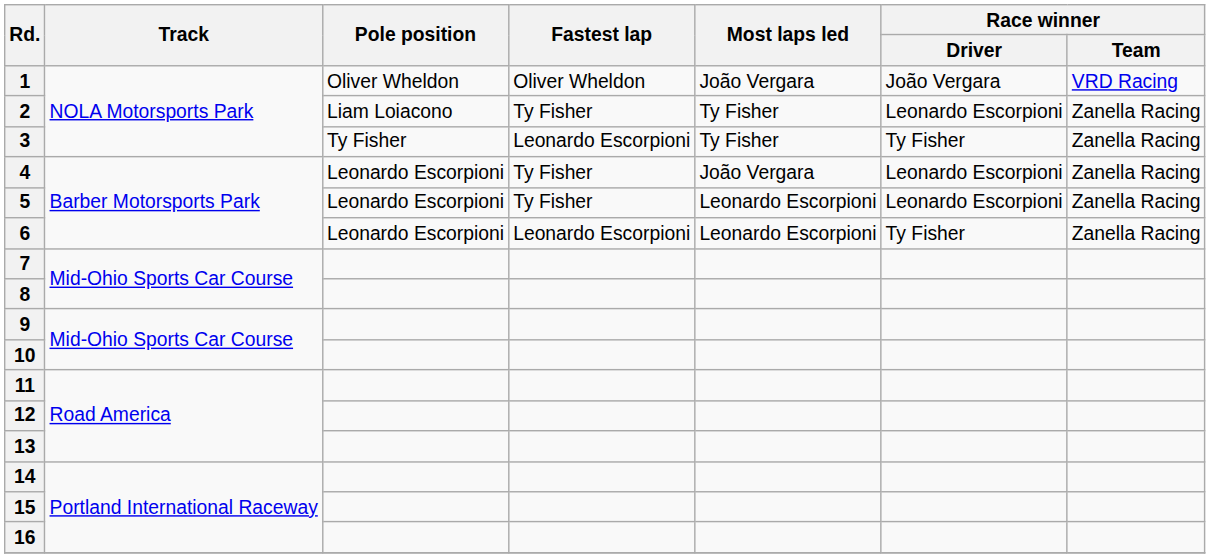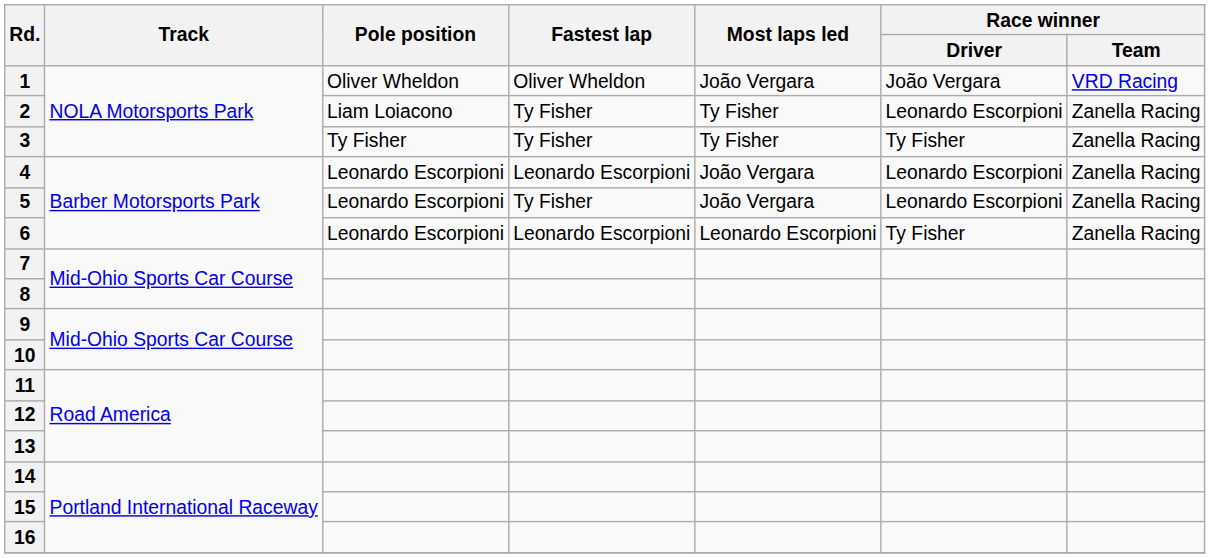(602, 141) Leonardo Escorpioni -> (553, 141) Ty Fisher
(553, 172) Ty Fisher -> (602, 172) Leonardo Escorpioni
(788, 202) Leonardo Escorpioni -> (757, 202) João Vergara
